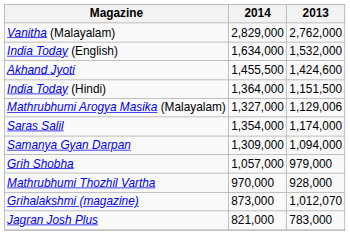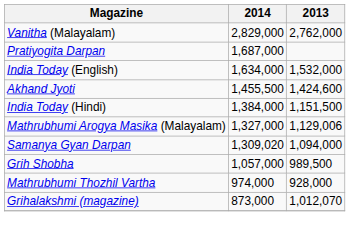+ row: (56, 51)
(258, 88) 1,364,000 -> (258, 107) 1,384,000
- row: (35, 126)
(258, 145) 1,309,000 -> (258, 145) 1,309,020
(311, 164) 979,000 -> (311, 164) 989,500
(253, 182) 970,000 -> (253, 182) 974,000
- row: (53, 220)
